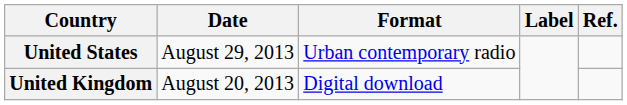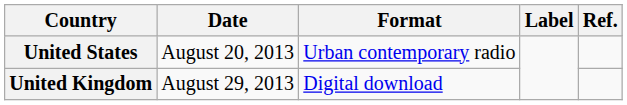(228, 52) August 29, 2013 -> (228, 52) August 20, 2013
(228, 83) August 20, 2013 -> (228, 83) August 29, 2013
